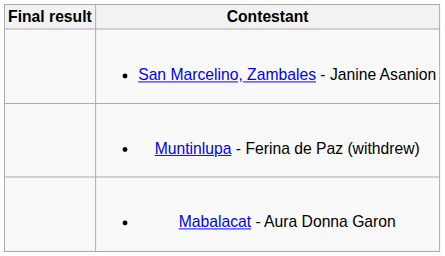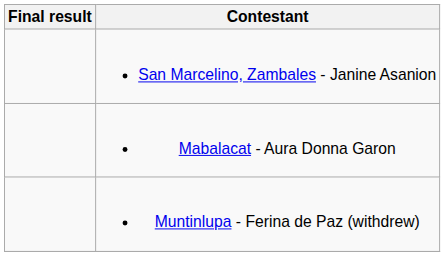rows swapped: (268, 149) <-> (268, 223)
